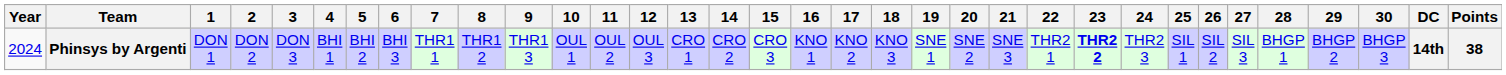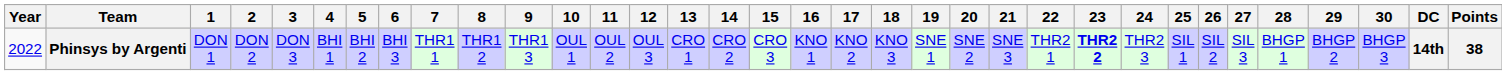(25, 49) 2024 -> (25, 49) 2022
